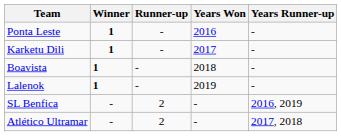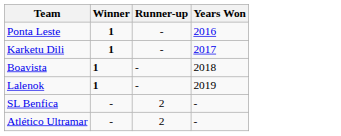- column: (293, 13)
